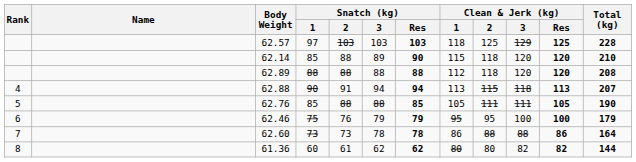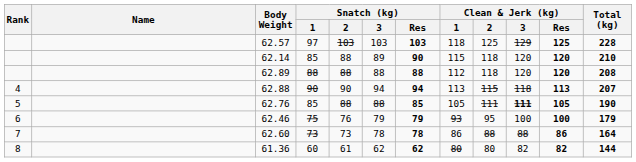(346, 88) 91 -> (346, 88) 90
(523, 104) normal -> (523, 104) bold
(456, 119) 95 -> (456, 119) 93
